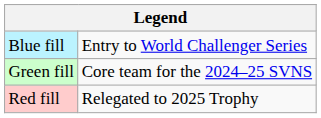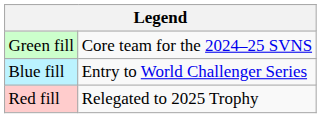rows swapped: (41, 71) <-> (36, 44)
